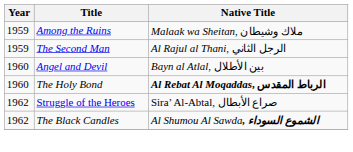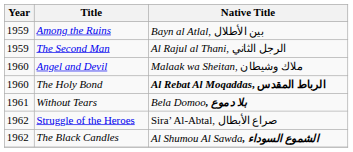(227, 31) Malaak wa Sheitan, ملاك وشيطان -> (207, 31) Bayn al Atlal, بين الأطلال
(207, 66) Bayn al Atlal, بين الأطلال -> (227, 66) Malaak wa Sheitan, ملاك وشيطان
+ row: (67, 102)
